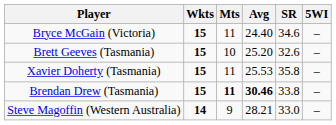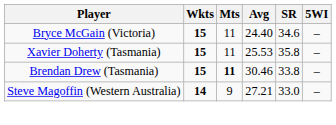- row: (94, 52)
(259, 91) bold -> (259, 71) normal
(259, 110) 28.21 -> (259, 91) 27.21
